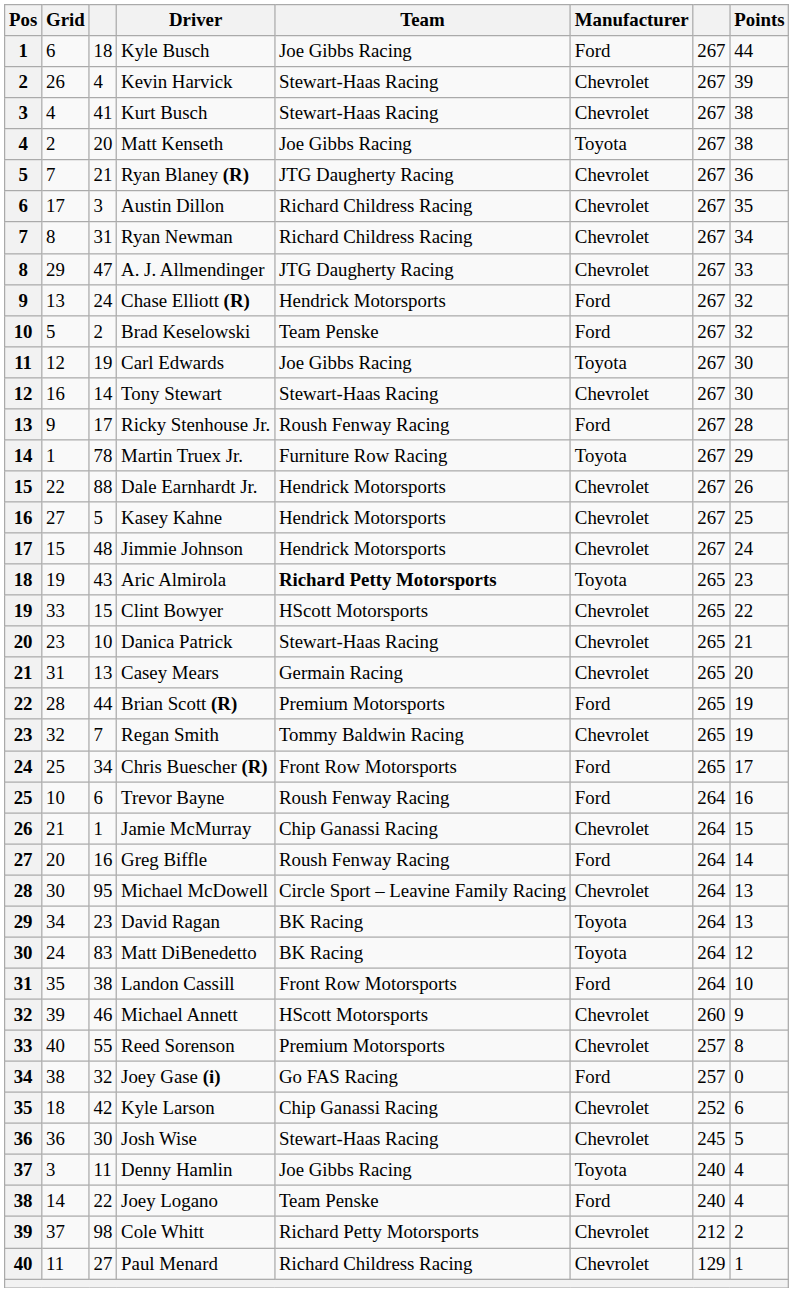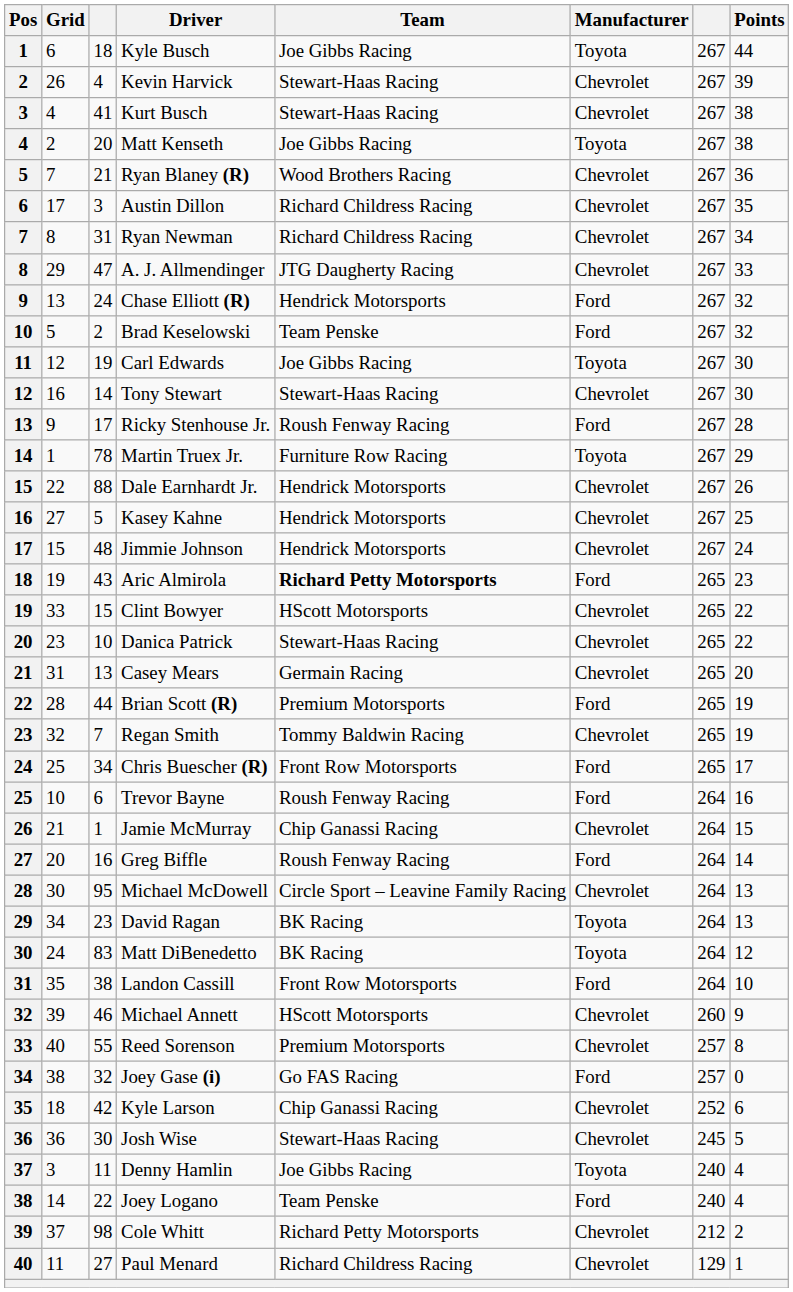(593, 51) Ford -> (601, 51) Toyota
(366, 175) JTG Daugherty Racing -> (365, 175) Wood Brothers Racing
(601, 579) Toyota -> (593, 579) Ford
(744, 641) 21 -> (744, 641) 22
